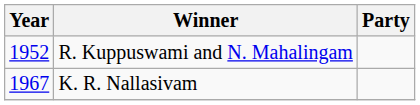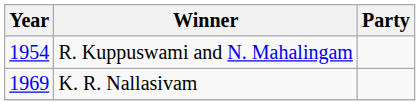(29, 52) 1952 -> (29, 52) 1954
(29, 83) 1967 -> (29, 83) 1969
